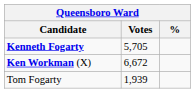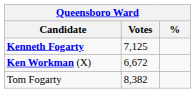(136, 46) 5,705 -> (136, 46) 7,125
(136, 79) 1,939 -> (136, 79) 8,382
